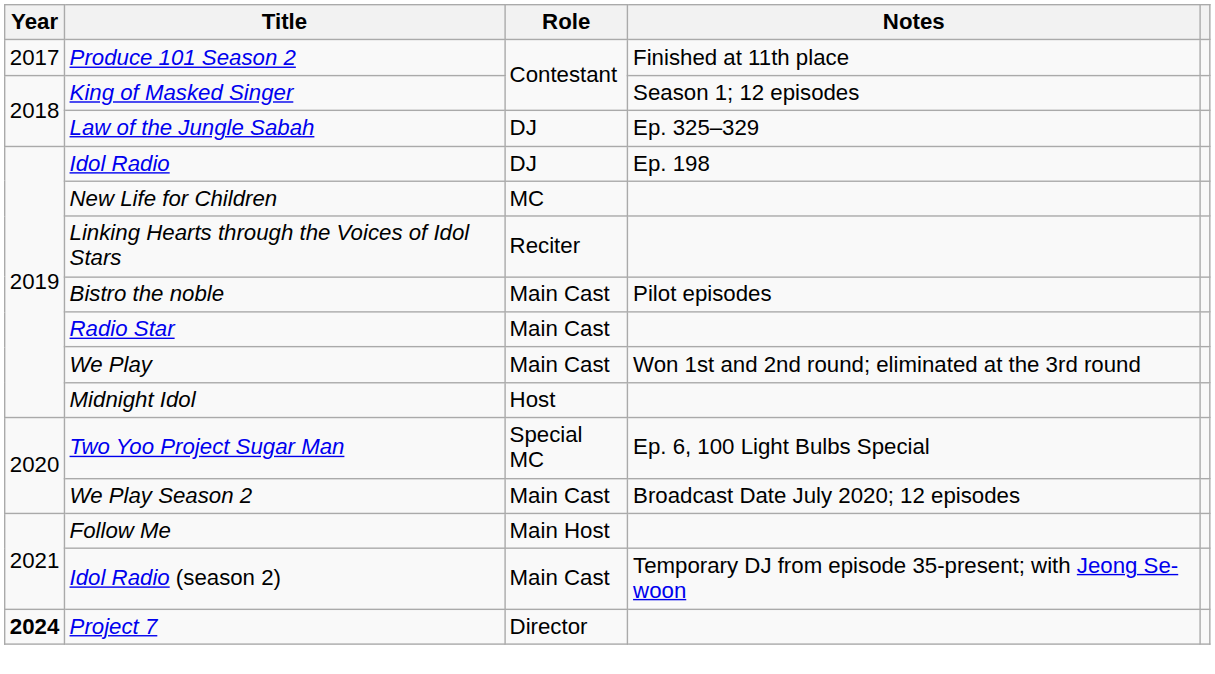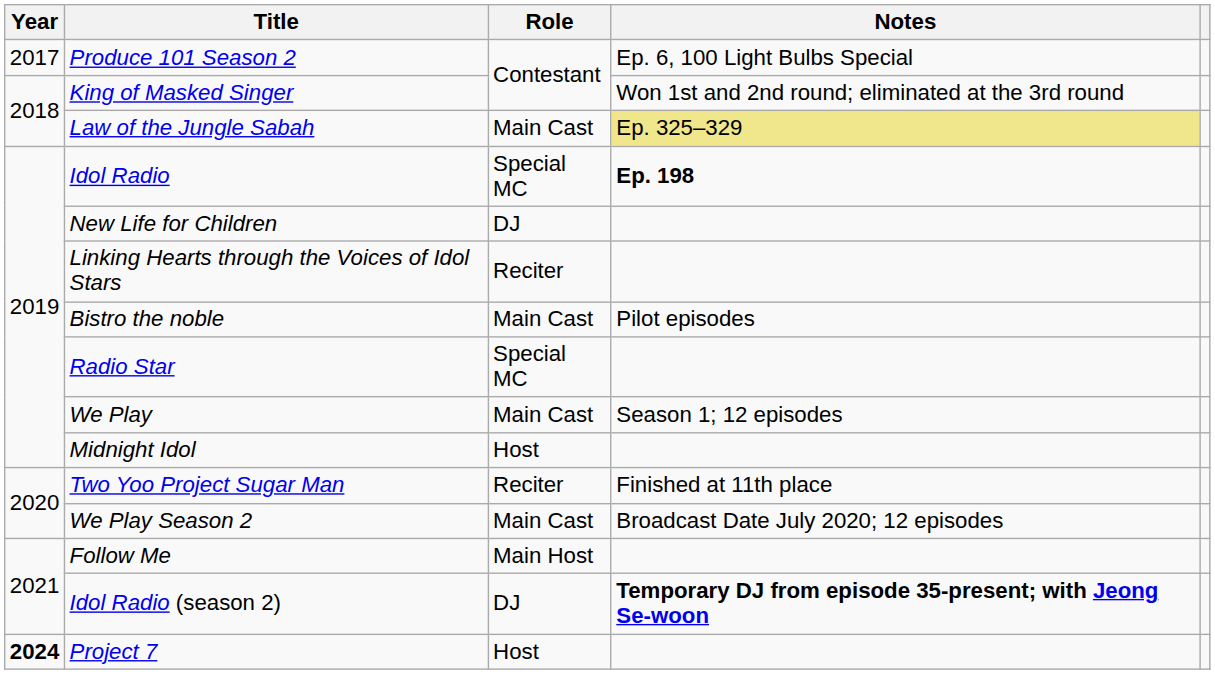(741, 57) Finished at 11th place -> (765, 57) Ep. 6, 100 Light Bulbs Special
(746, 92) Season 1; 12 episodes -> (870, 92) Won 1st and 2nd round; eliminated at the 3rd round
(523, 127) DJ -> (543, 127) Main Cast
(696, 127) no background -> (679, 127) khaki background
(523, 163) DJ -> (530, 175) Special MC
(671, 163) normal -> (655, 175) bold
(527, 198) MC -> (507, 223) DJ
(560, 329) Main Cast -> (530, 366) Special MC
(887, 364) Won 1st and 2nd round; eliminated at the 3rd round -> (729, 414) Season 1; 12 episodes
(546, 447) Special MC -> (528, 485) Reciter
(781, 447) Ep. 6, 100 Light Bulbs Special -> (724, 485) Finished at 11th place
(560, 578) Main Cast -> (507, 603) DJ
(906, 578) normal -> (887, 603) bold
(549, 626) Director -> (516, 651) Host
